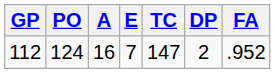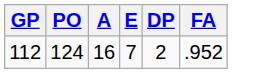- column: (164, 20)
